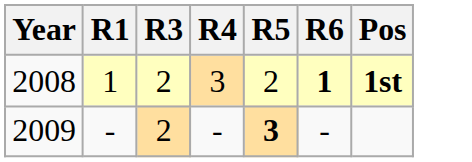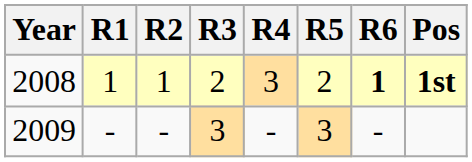+ column: (164, 29)
(164, 130) 2 -> (217, 130) 3
(271, 130) bold -> (325, 130) normal
